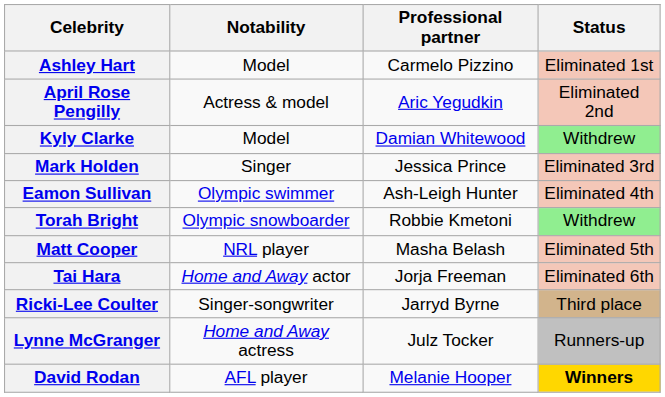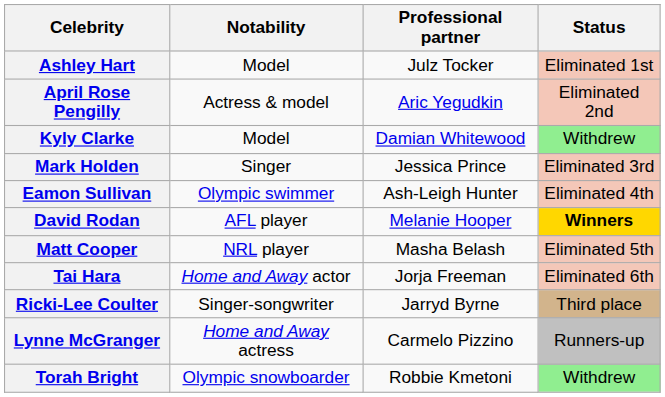(450, 65) Carmelo Pizzino -> (450, 65) Julz Tocker
rows swapped: (87, 221) <-> (87, 377)
(450, 340) Julz Tocker -> (450, 340) Carmelo Pizzino
